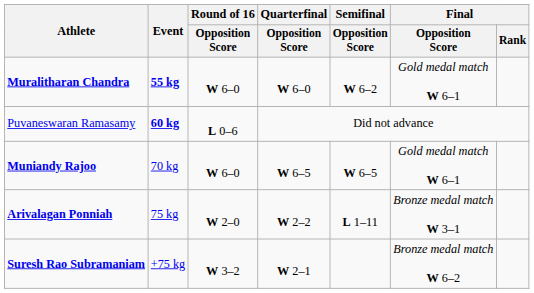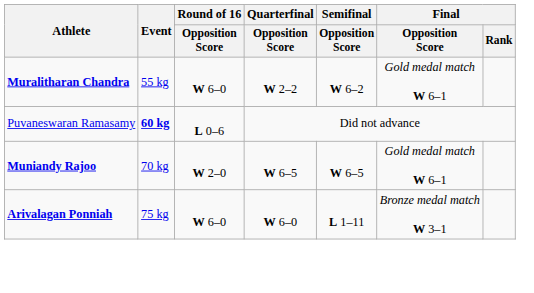(165, 82) bold -> (155, 82) normal
(294, 89) W 6–0 -> (280, 89) W 2–2
(223, 173) W 6–0 -> (209, 173) W 2–0
(223, 222) W 2–0 -> (209, 222) W 6–0
(294, 222) W 2–2 -> (280, 222) W 6–0
- row: (76, 264)
